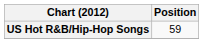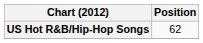(175, 30) 59 -> (175, 30) 62
